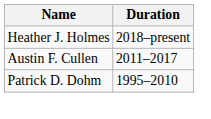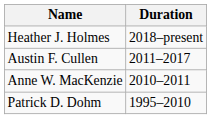+ row: (65, 80)
